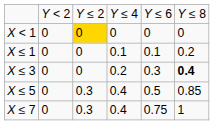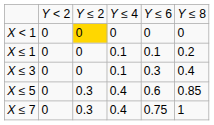(118, 71) 0.2 -> (118, 71) 0.1
(186, 71) bold -> (186, 71) normal
(152, 91) 0.5 -> (152, 91) 0.6
